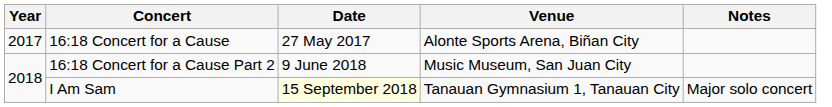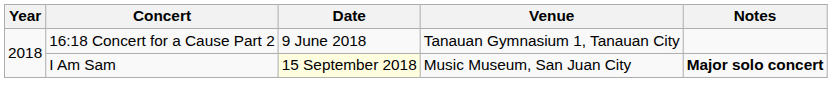- row: (139, 41)
(527, 65) Music Museum, San Juan City -> (552, 41) Tanauan Gymnasium 1, Tanauan City
(552, 89) Tanauan Gymnasium 1, Tanauan City -> (527, 65) Music Museum, San Juan City
(749, 89) normal -> (755, 65) bold
